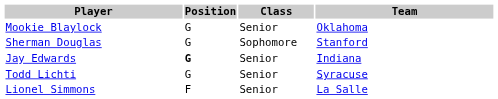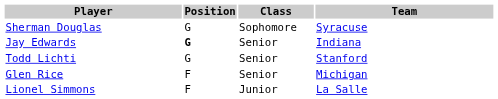- row: (54, 27)
(342, 43) Stanford -> (342, 27) Syracuse
(342, 74) Syracuse -> (342, 58) Stanford
+ row: (34, 74)
(259, 90) Senior -> (258, 90) Junior
